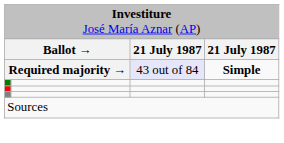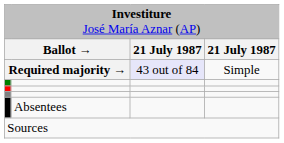(242, 69) bold -> (242, 69) normal
+ row: (8, 108)
